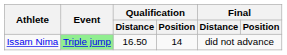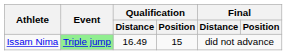(135, 43) 16.50 -> (135, 43) 16.49
(177, 43) 14 -> (177, 43) 15
